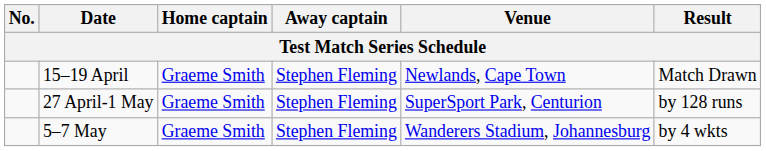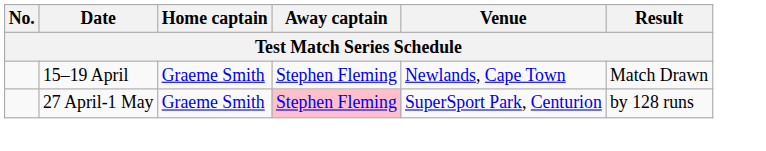(336, 103) no background -> (336, 103) pink background
- row: (75, 131)
